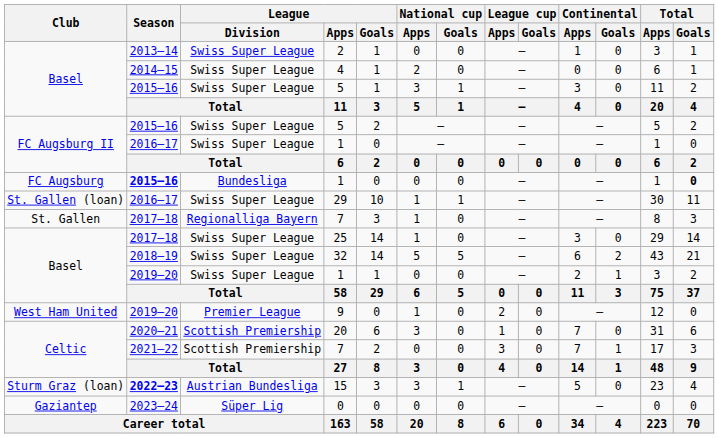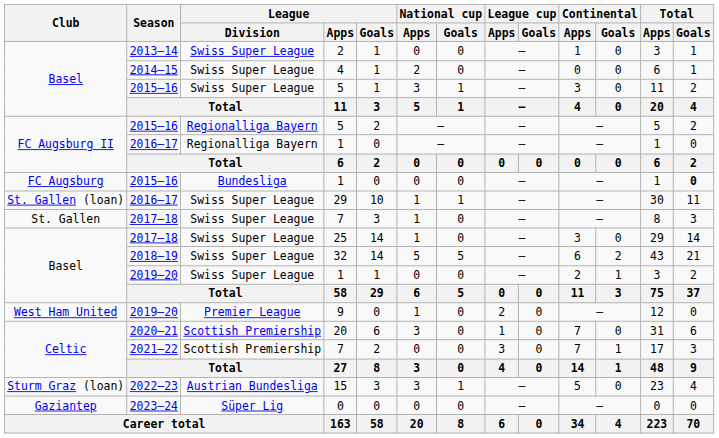(252, 126) Swiss Super League -> (252, 126) Regionalliga Bayern
(252, 144) Swiss Super League -> (252, 144) Regionalliga Bayern
(154, 182) bold -> (154, 182) normal
(252, 219) Regionalliga Bayern -> (252, 219) Swiss Super League
(154, 387) bold -> (154, 387) normal
